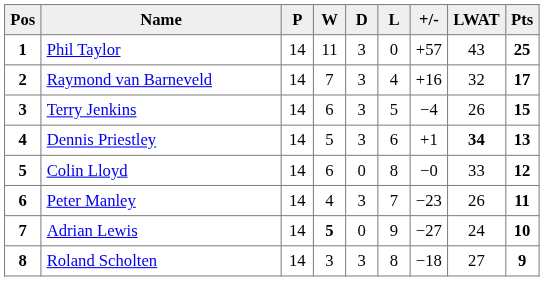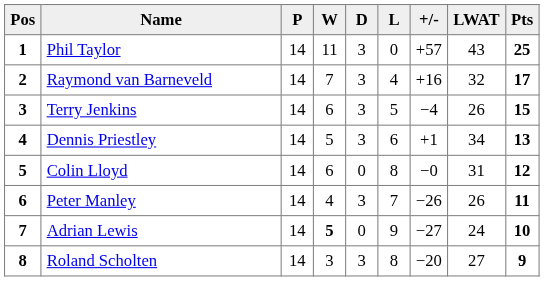(476, 140) bold -> (476, 140) normal
(476, 170) 33 -> (476, 170) 31
(429, 200) −23 -> (429, 200) −26
(429, 260) −18 -> (429, 260) −20
